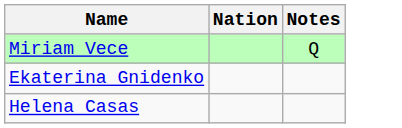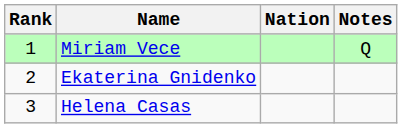+ column: (31, 19)
